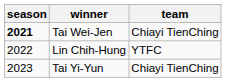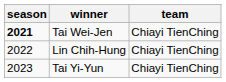(146, 50) YTFC -> (175, 50) Chiayi TienChing
